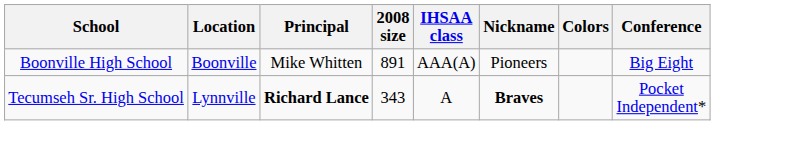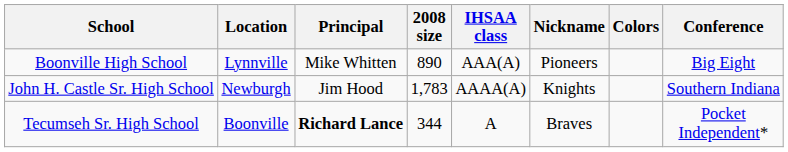(224, 62) Boonville -> (256, 62) Lynnville
(393, 62) 891 -> (429, 62) 890
+ row: (111, 88)
(224, 97) Lynnville -> (256, 123) Boonville
(393, 97) 343 -> (429, 123) 344
(519, 97) bold -> (569, 123) normal
